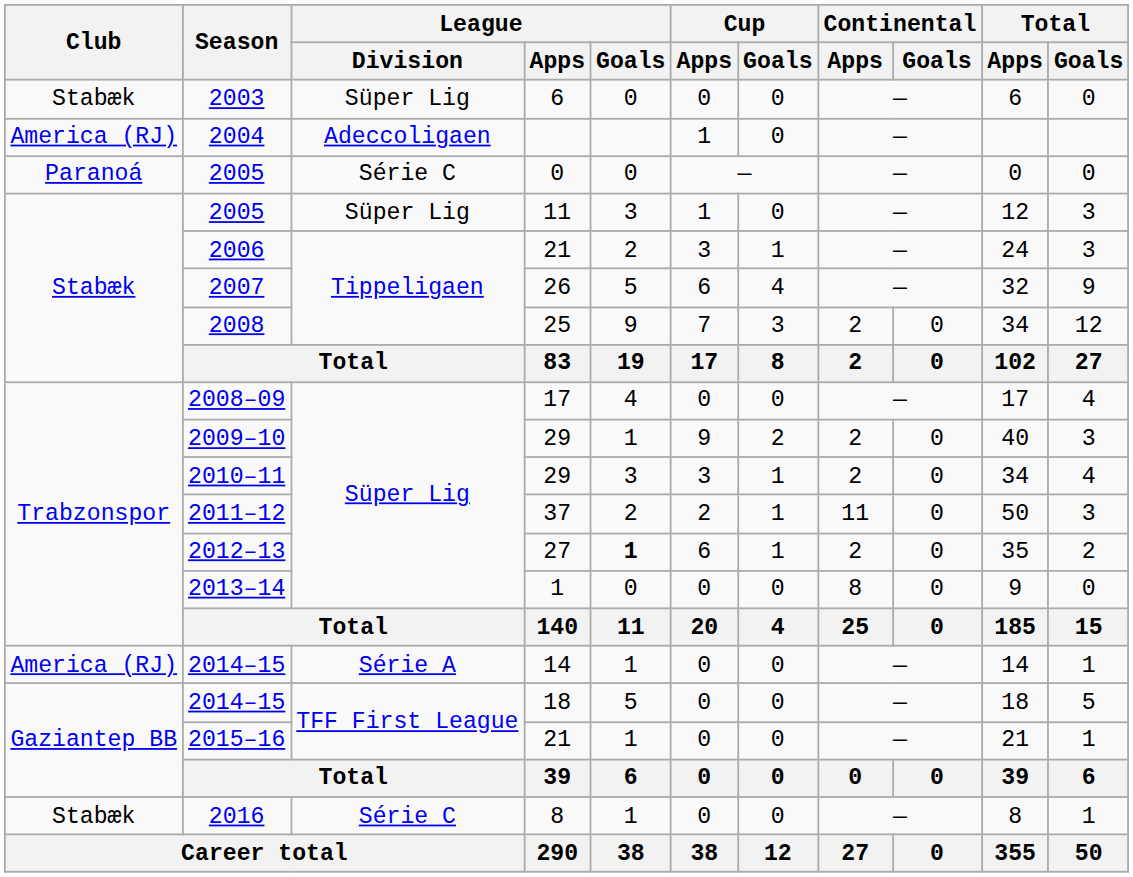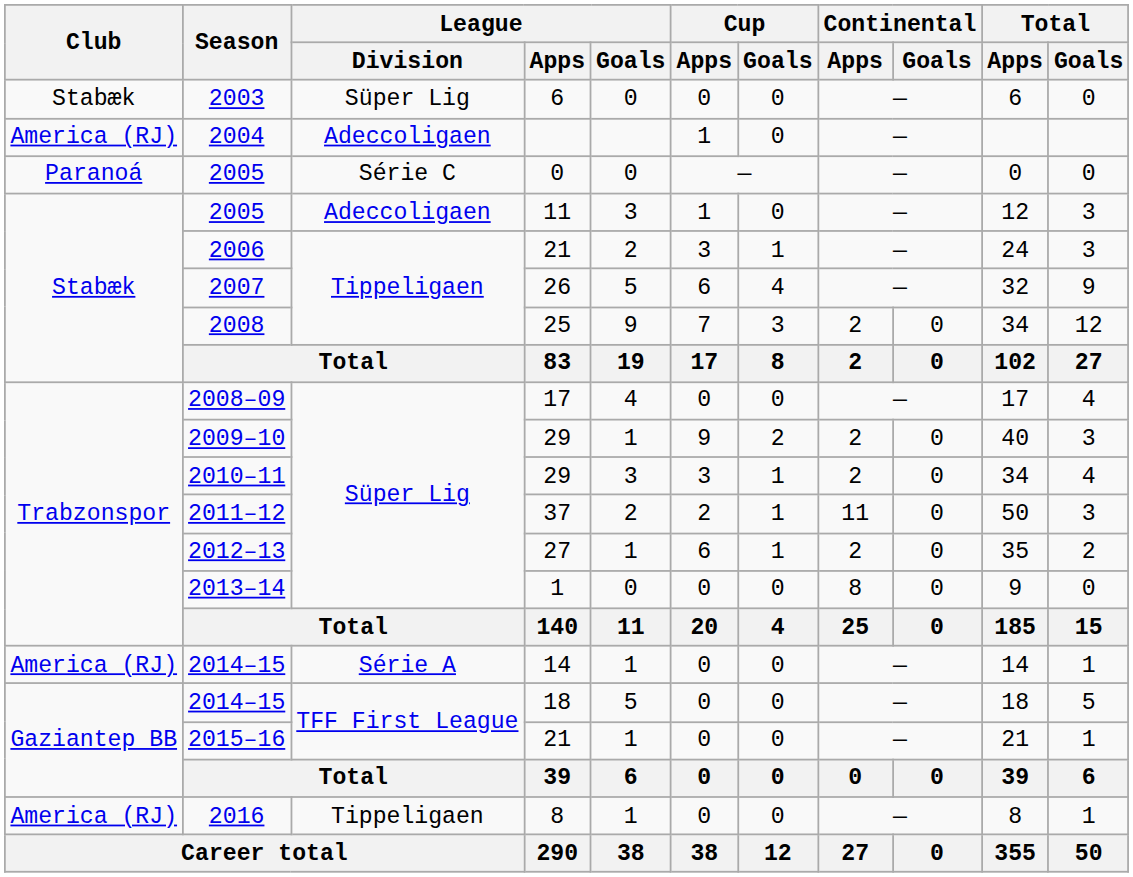(407, 212) Süper Lig -> (407, 212) Adeccoligaen
(631, 552) bold -> (631, 552) normal
(94, 816) Stabæk -> (94, 816) America (RJ)
(407, 816) Série C -> (407, 816) Tippeligaen
